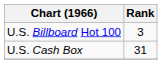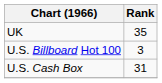+ row: (15, 31)
